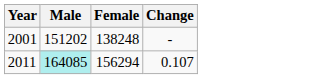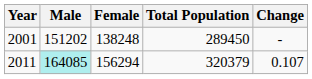+ column: (198, 16)
